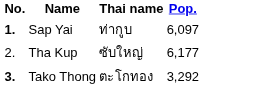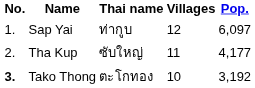+ column: (191, 8)
(10, 29) bold -> (10, 29) normal
(183, 52) 6,177 -> (235, 52) 4,177
(183, 76) 3,292 -> (235, 76) 3,192
